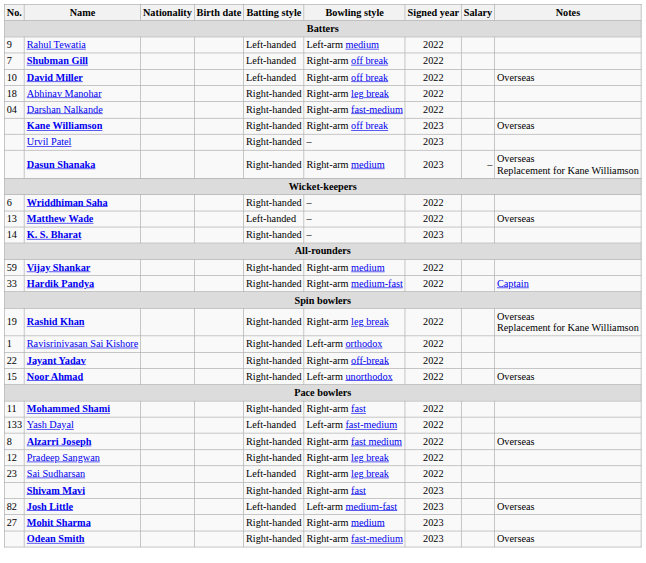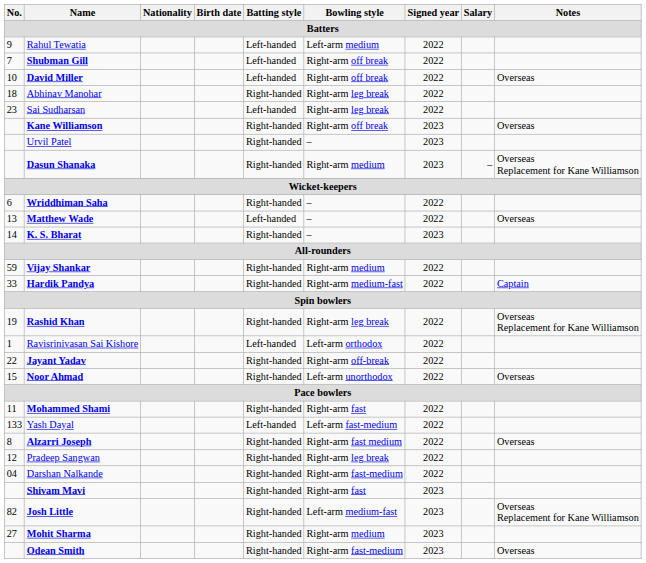rows swapped: (56, 474) <-> (65, 110)
(274, 344) Right-handed -> (271, 344) Left-handed
(271, 506) Left-handed -> (274, 512) Right-handed
(516, 506) Overseas -> (568, 512) Overseas Replacement for Kane Williamson
